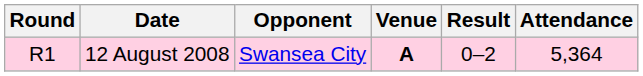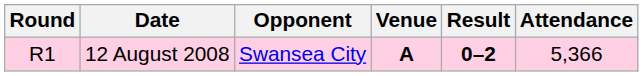(478, 53) normal -> (478, 53) bold
(576, 53) 5,364 -> (576, 53) 5,366
